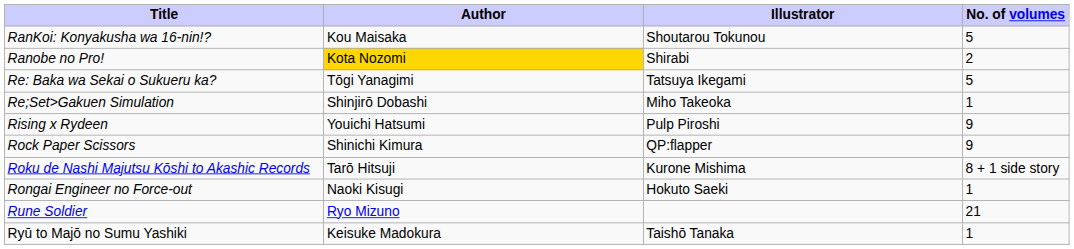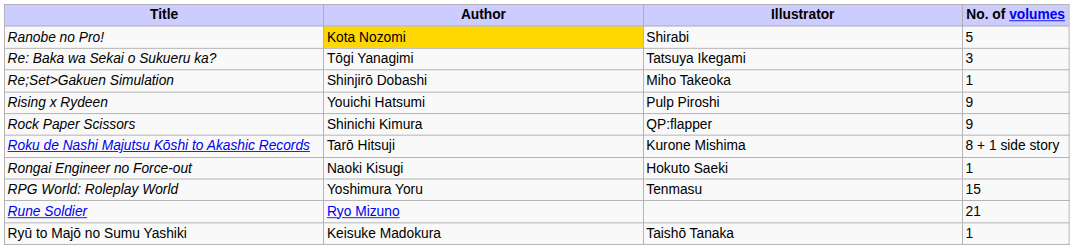- row: (109, 37)
(969, 59) 2 -> (969, 37) 5
(969, 80) 5 -> (969, 59) 3
+ row: (93, 189)
